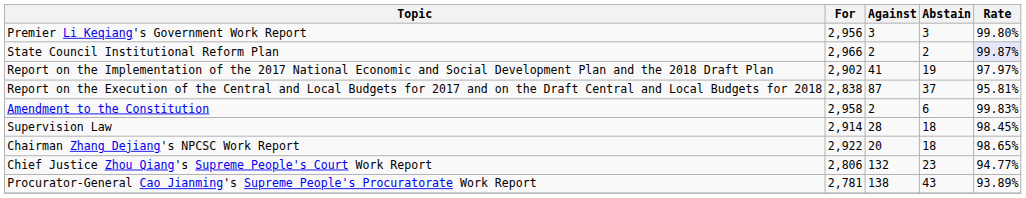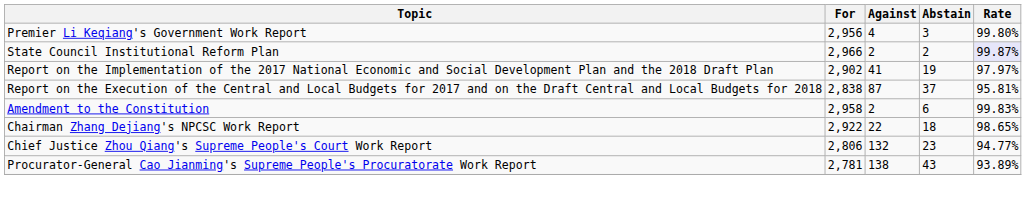(872, 33) 3 -> (872, 33) 4
- row: (59, 127)
(875, 146) 20 -> (875, 127) 22
